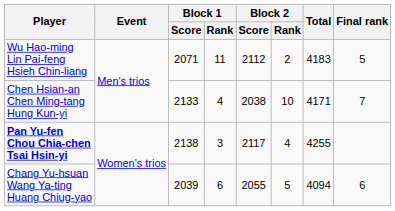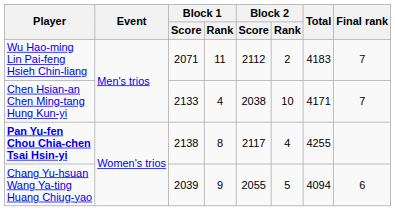(362, 60) 5 -> (362, 60) 7
(220, 143) 3 -> (220, 143) 8
(220, 185) 6 -> (220, 185) 9
